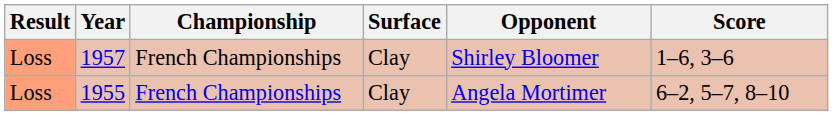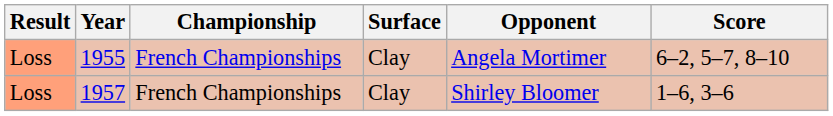rows swapped: (103, 92) <-> (103, 57)
